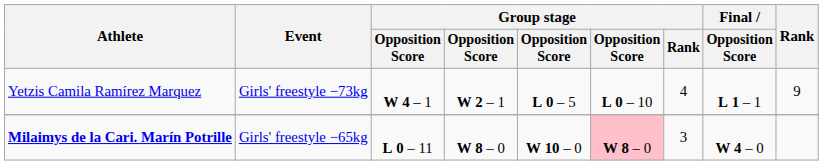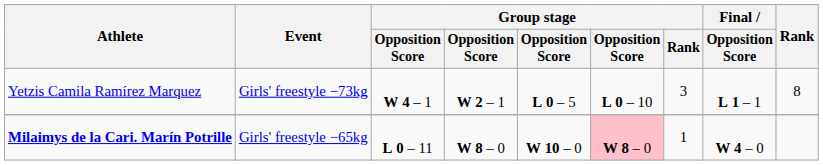(683, 91) 4 -> (683, 91) 3
(797, 91) 9 -> (797, 91) 8
(683, 137) 3 -> (683, 137) 1
